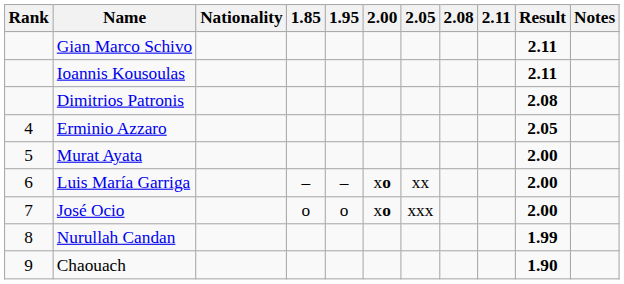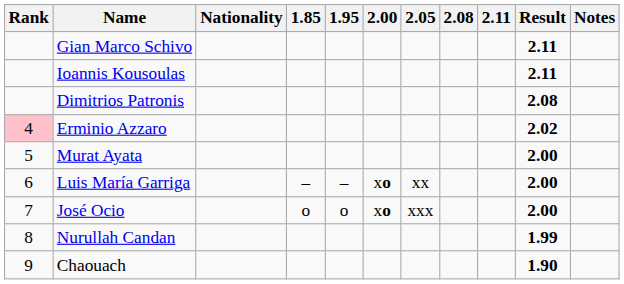(29, 127) no background -> (29, 127) pink background
(542, 127) 2.05 -> (542, 127) 2.02
